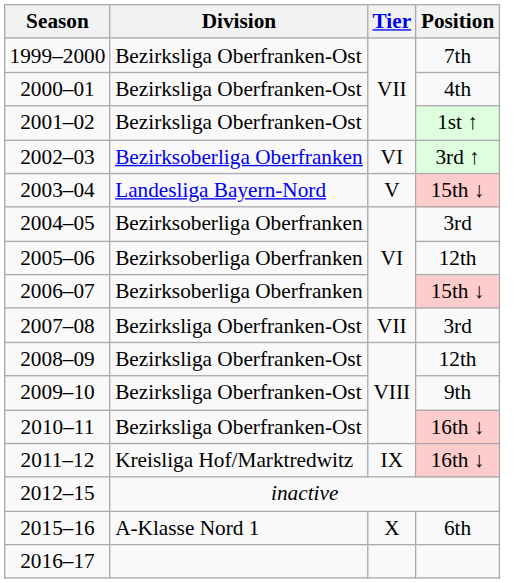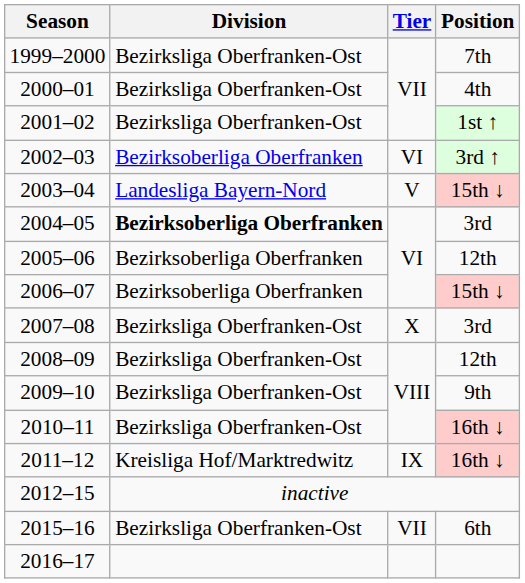(239, 223) normal -> (249, 223) bold
(392, 325) VII -> (412, 325) X
(187, 527) A-Klasse Nord 1 -> (238, 527) Bezirksliga Oberfranken-Ost
(392, 527) X -> (412, 527) VII
